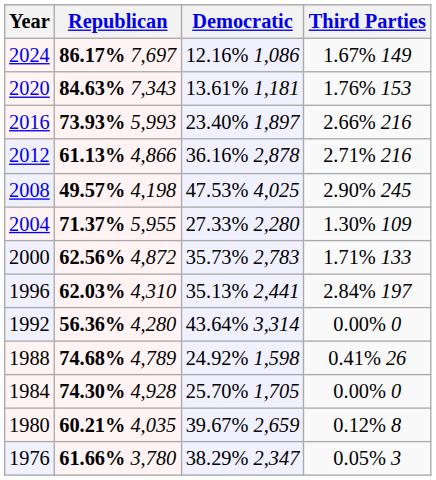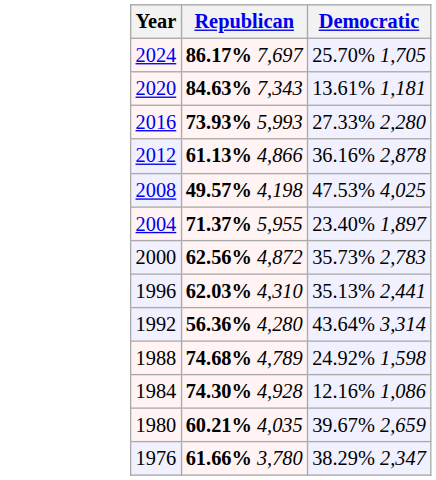- column: (367, 21)
(243, 55) 12.16% 1,086 -> (369, 55) 25.70% 1,705
(243, 122) 23.40% 1,897 -> (369, 122) 27.33% 2,280
(243, 223) 27.33% 2,280 -> (369, 223) 23.40% 1,897
(243, 391) 25.70% 1,705 -> (369, 391) 12.16% 1,086
